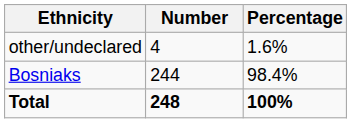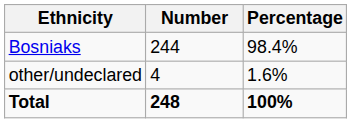rows swapped: (45, 74) <-> (75, 46)
